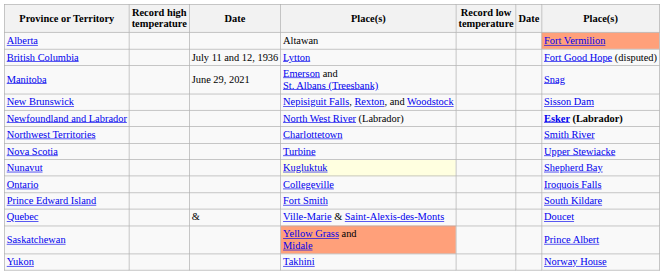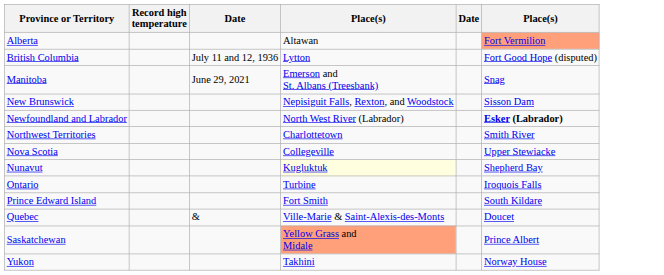- column: (486, 18)
(299, 151) Turbine -> (308, 151) Collegeville
(308, 184) Collegeville -> (299, 184) Turbine
